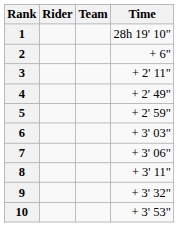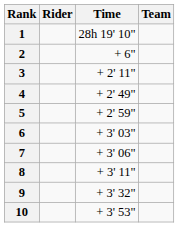columns swapped: (93, 14) <-> (142, 14)
